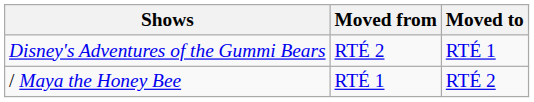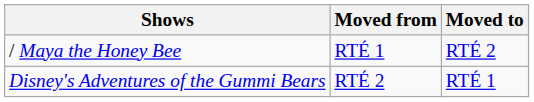rows swapped: (167, 50) <-> (95, 81)
